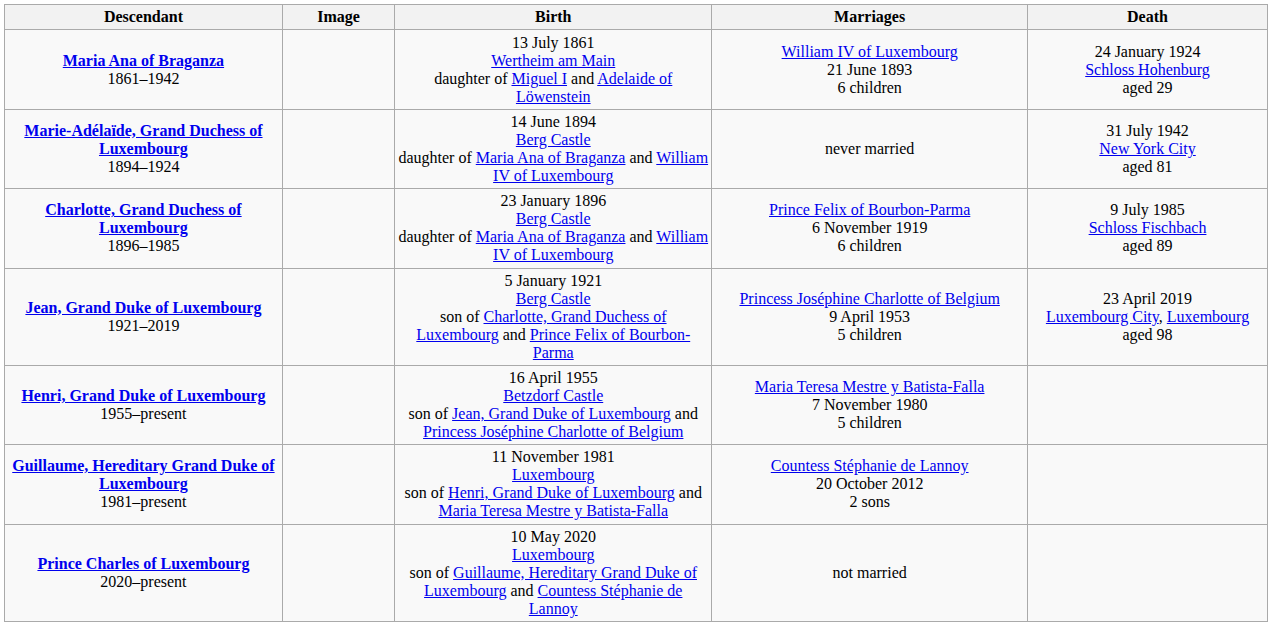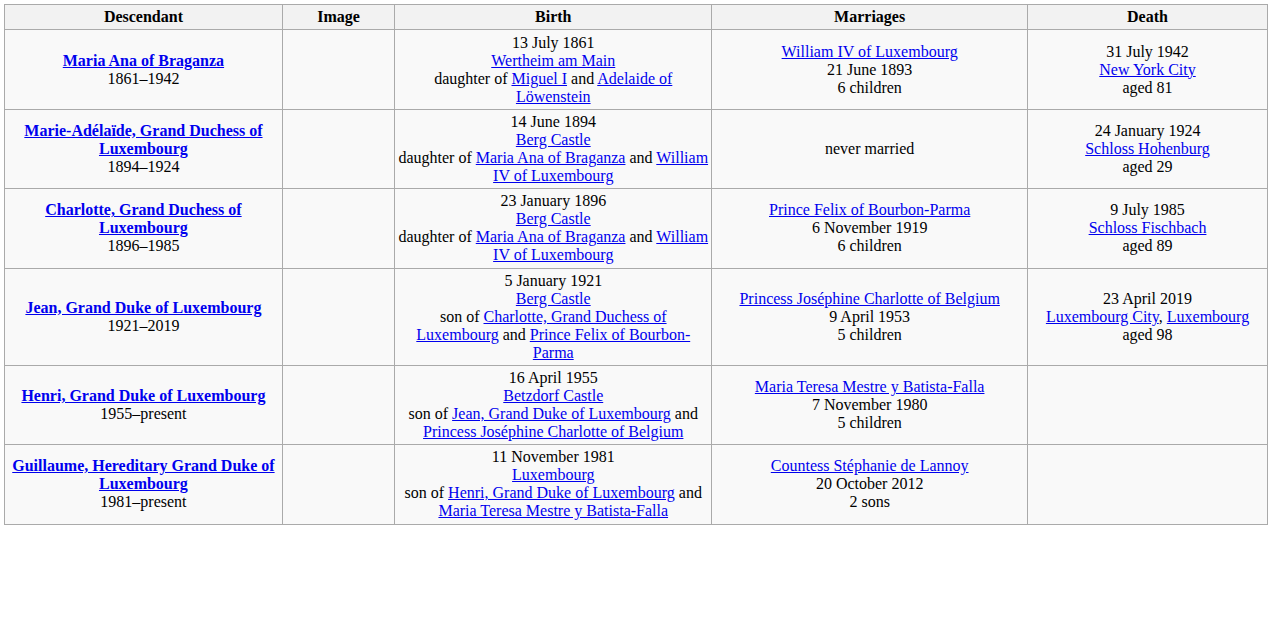(1148, 69) 24 January 1924 Schloss Hohenburg aged 29 -> (1148, 69) 31 July 1942 New York City aged 81
(1148, 148) 31 July 1942 New York City aged 81 -> (1148, 148) 24 January 1924 Schloss Hohenburg aged 29
- row: (143, 572)
